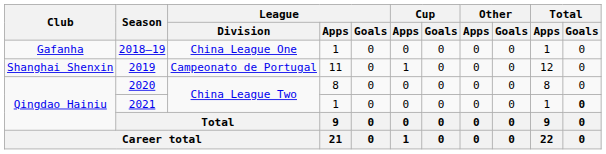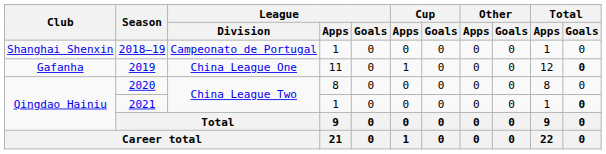(60, 49) Gafanha -> (60, 49) Shanghai Shenxin
(244, 49) China League One -> (244, 49) Campeonato de Portugal
(60, 67) Shanghai Shenxin -> (60, 67) Gafanha
(244, 67) Campeonato de Portugal -> (244, 67) China League One
(582, 67) normal -> (582, 67) bold
